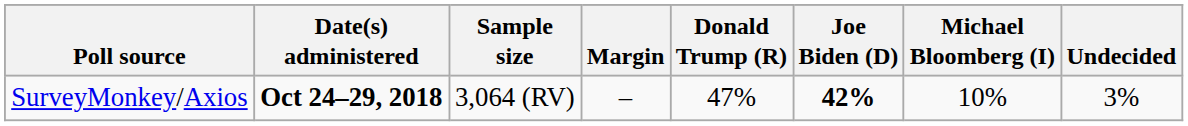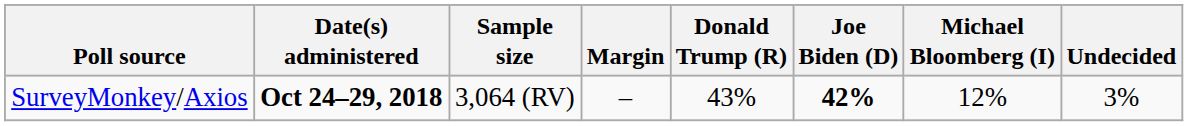(731, 97) 47% -> (731, 97) 43%
(982, 97) 10% -> (982, 97) 12%
